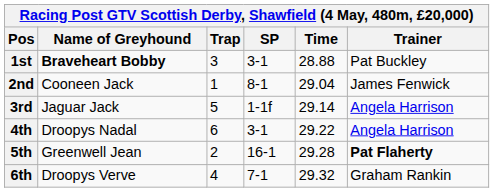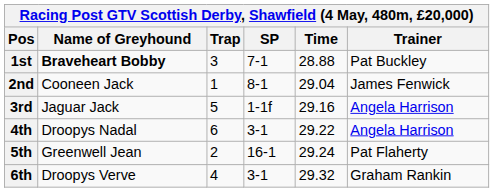(258, 61) 3-1 -> (258, 61) 7-1
(317, 107) 29.14 -> (317, 107) 29.16
(317, 152) 29.28 -> (317, 152) 29.24
(392, 152) bold -> (389, 152) normal
(258, 175) 7-1 -> (258, 175) 3-1
